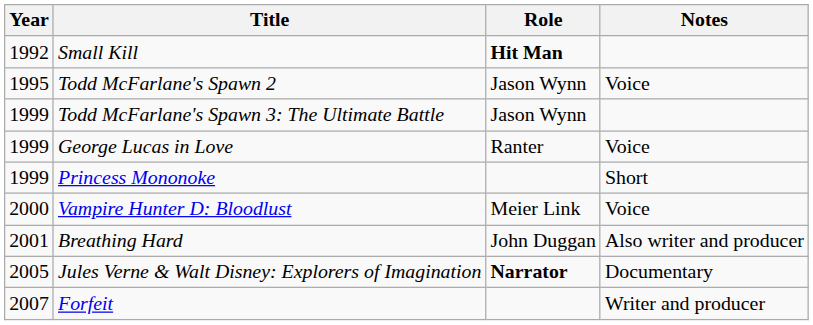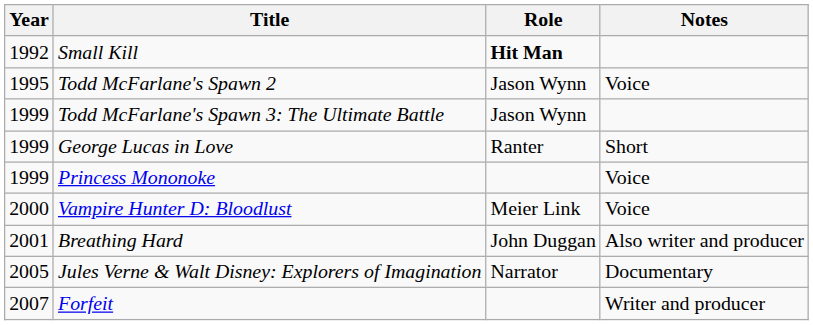(627, 146) Voice -> (626, 146) Short
(626, 177) Short -> (627, 177) Voice
(529, 271) bold -> (524, 271) normal
